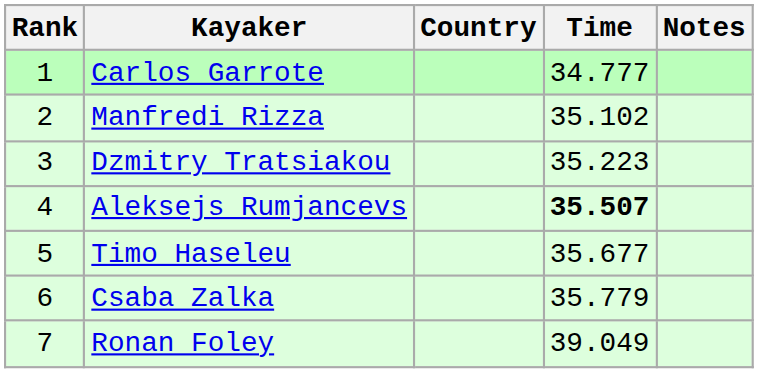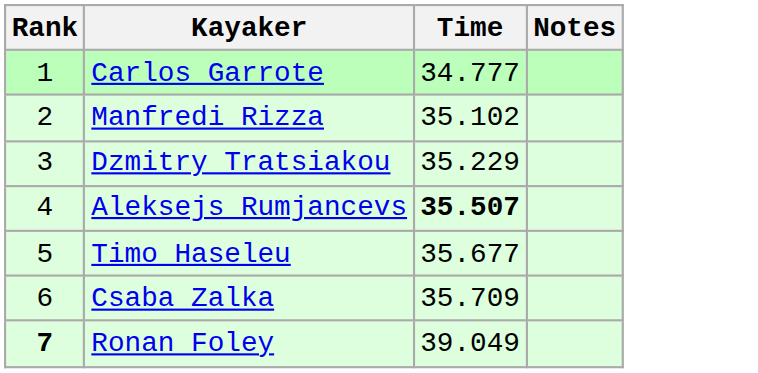- column: (478, 28)
(600, 163) 35.223 -> (470, 163) 35.229
(600, 298) 35.779 -> (470, 298) 35.709
(45, 344) normal -> (45, 344) bold
